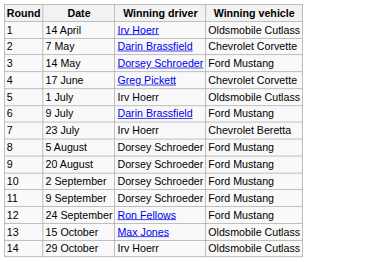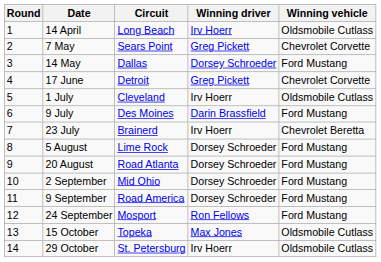+ column: (152, 13)
(155, 47) Darin Brassfield -> (220, 47) Greg Pickett
